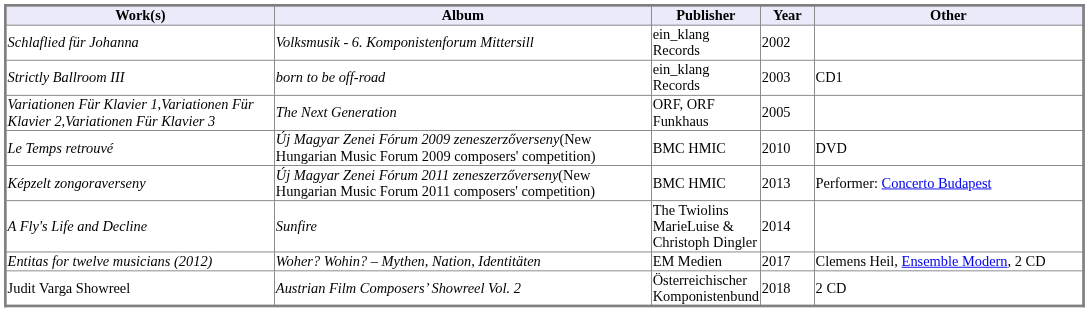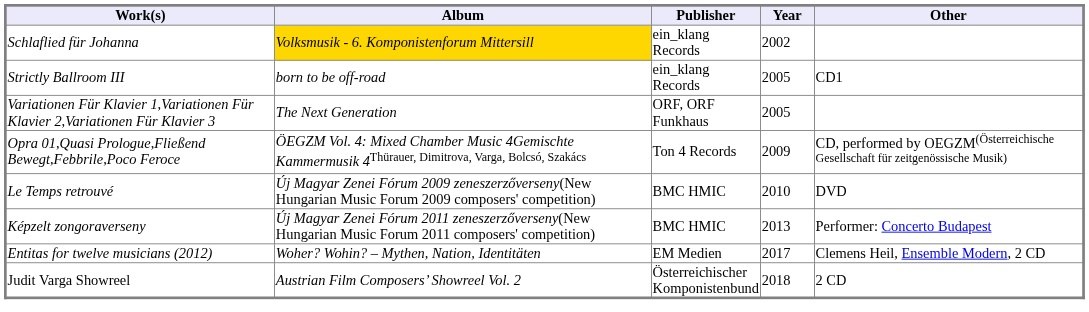(405, 42) no background -> (405, 42) gold background
(776, 77) 2003 -> (776, 77) 2005
+ row: (107, 151)
- row: (77, 226)
